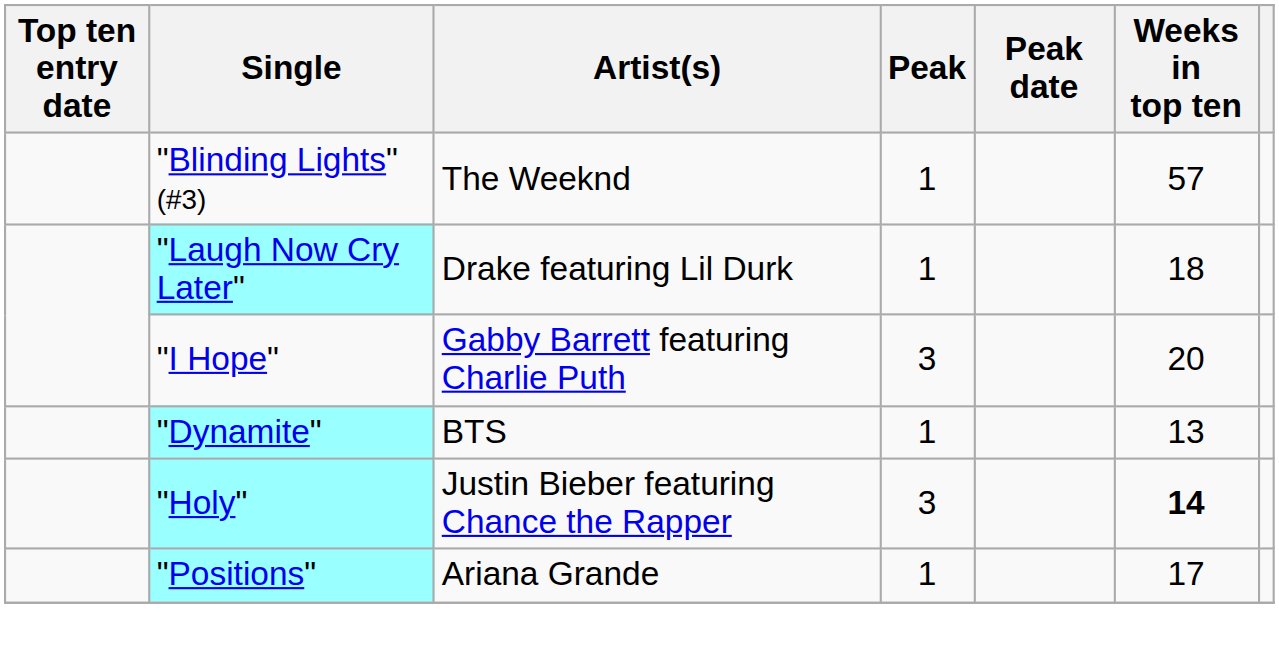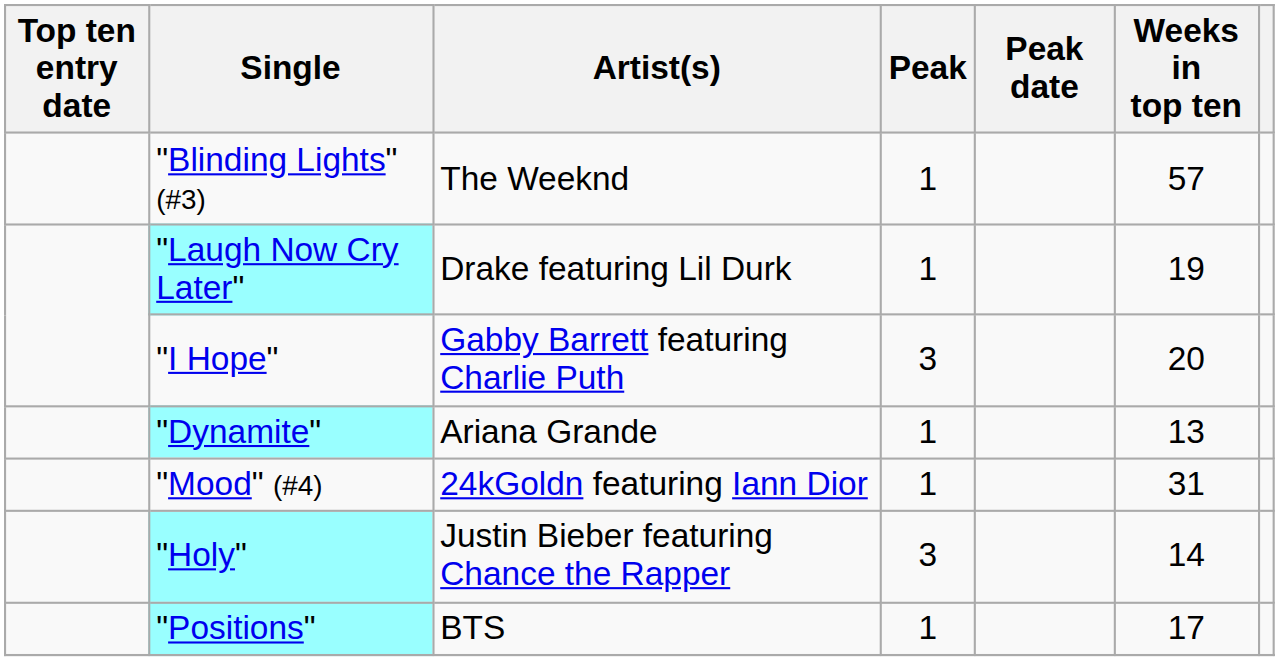(1186, 268) 18 -> (1186, 268) 19
(474, 431) BTS -> (549, 431) Ariana Grande
+ row: (239, 484)
(1186, 503) bold -> (1186, 556) normal
(551, 574) Ariana Grande -> (473, 627) BTS
